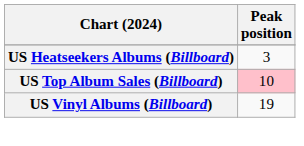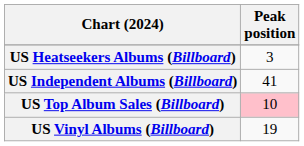+ row: (123, 81)
